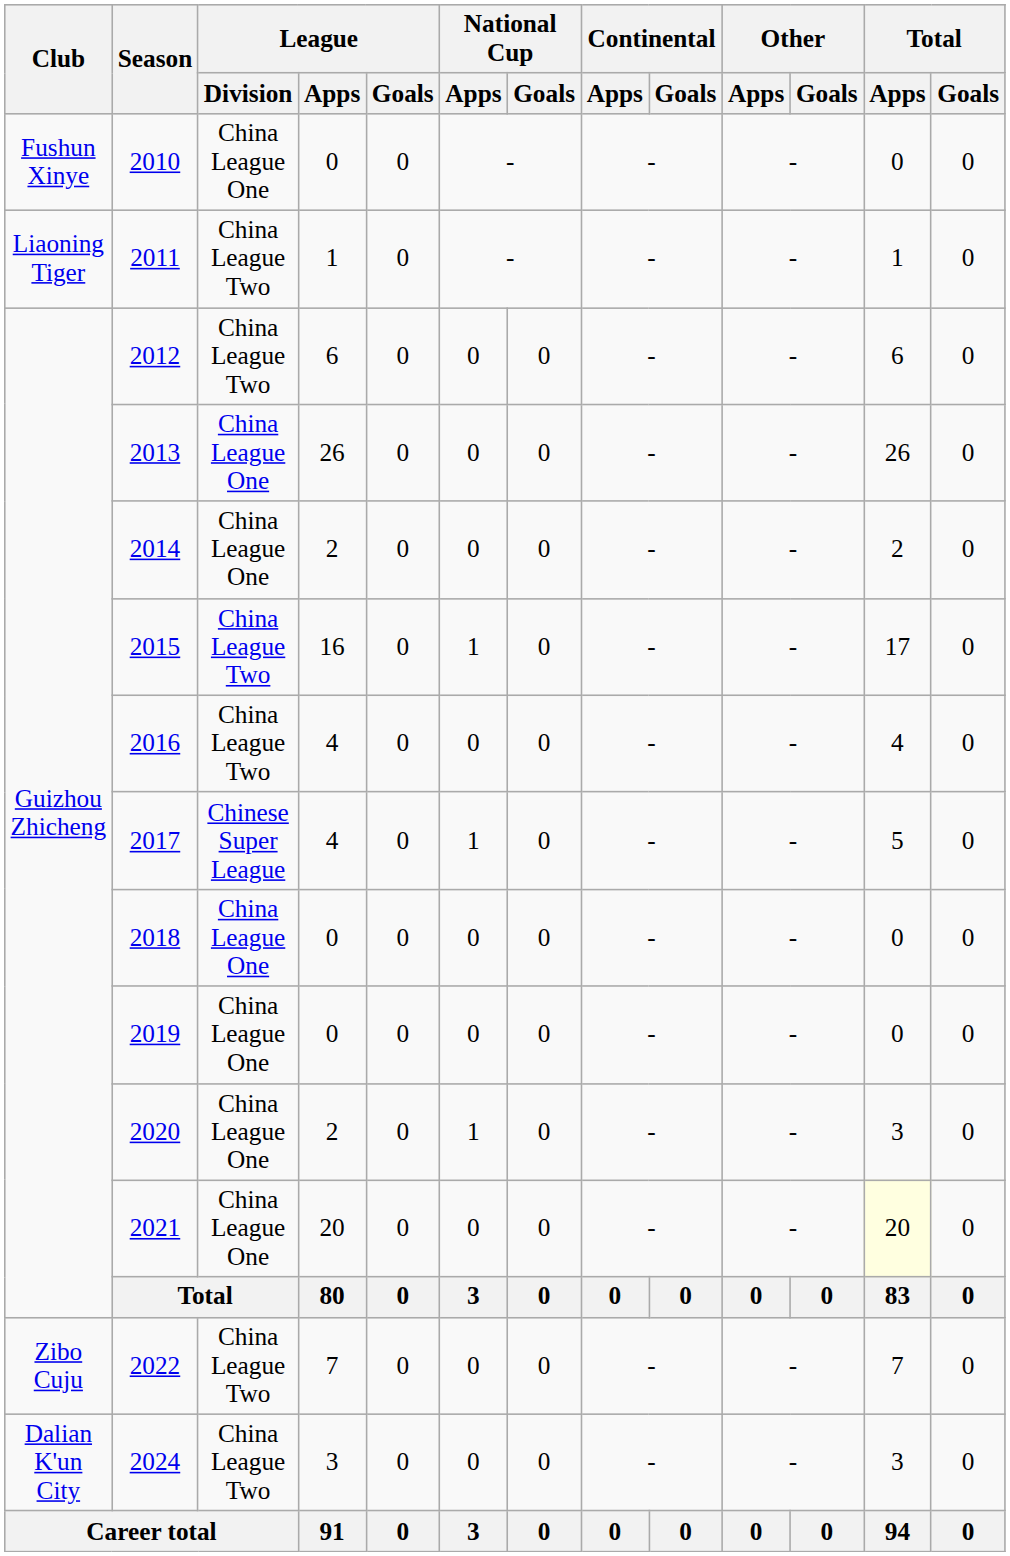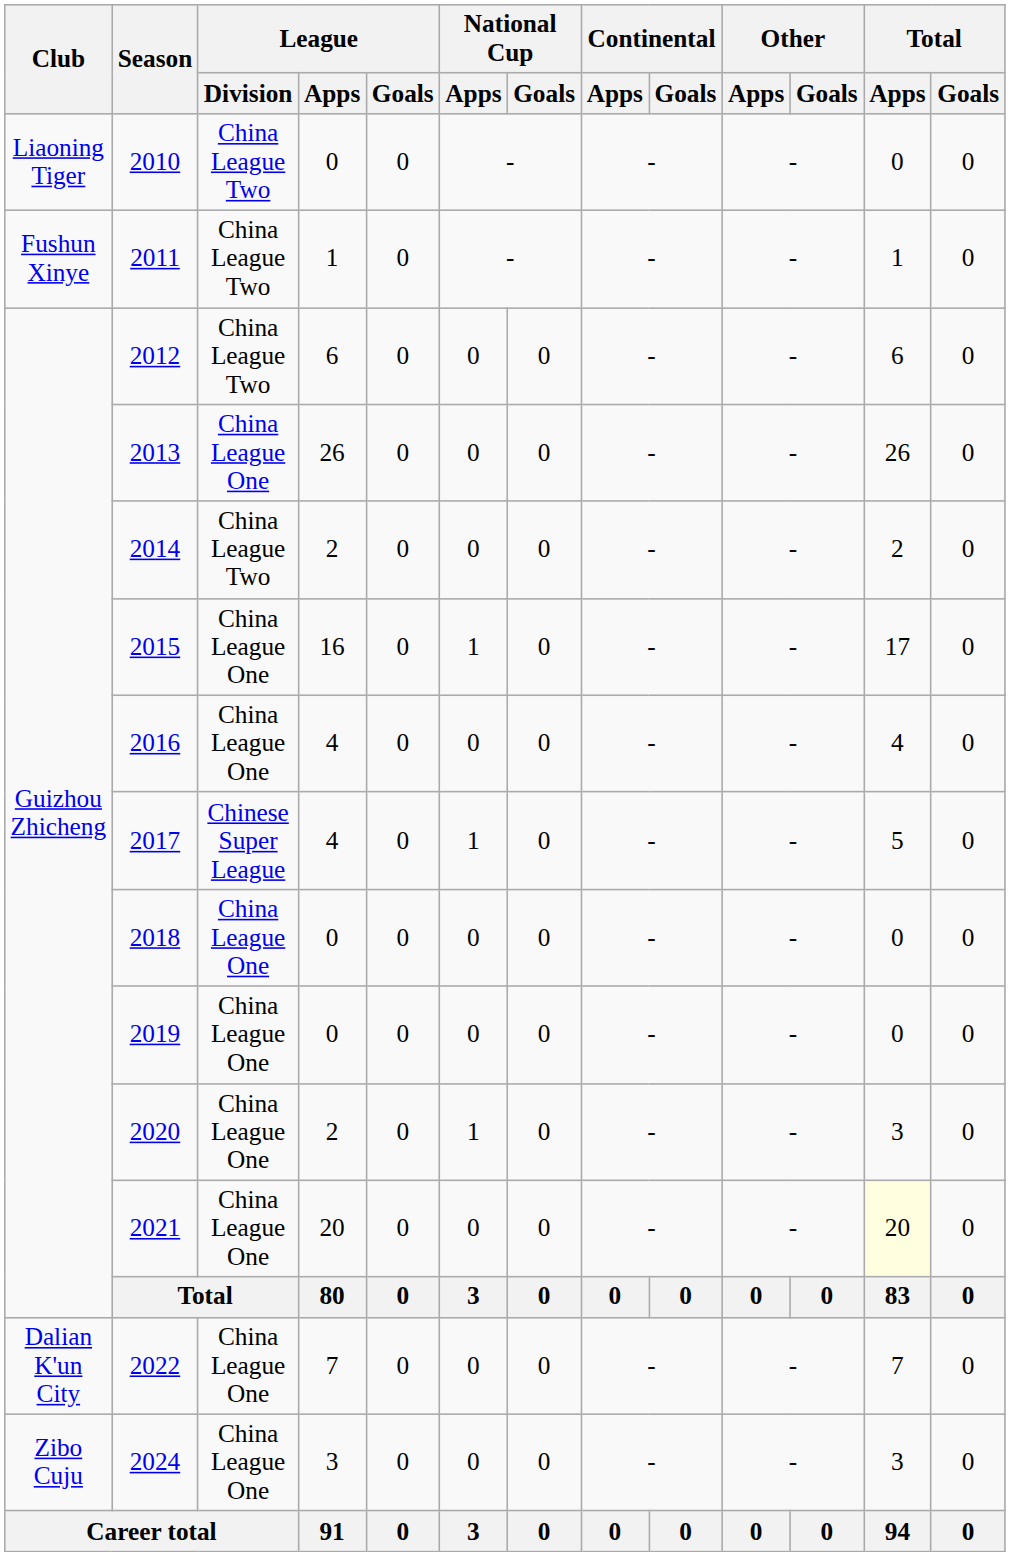(58, 161) Fushun Xinye -> (58, 161) Liaoning Tiger
(248, 161) China League One -> (248, 161) China League Two
(58, 258) Liaoning Tiger -> (58, 258) Fushun Xinye
(248, 549) China League One -> (248, 549) China League Two
(248, 646) China League Two -> (248, 646) China League One
(248, 743) China League Two -> (248, 743) China League One
(58, 1365) Zibo Cuju -> (58, 1365) Dalian K'un City
(248, 1365) China League Two -> (248, 1365) China League One
(58, 1462) Dalian K'un City -> (58, 1462) Zibo Cuju
(248, 1462) China League Two -> (248, 1462) China League One
